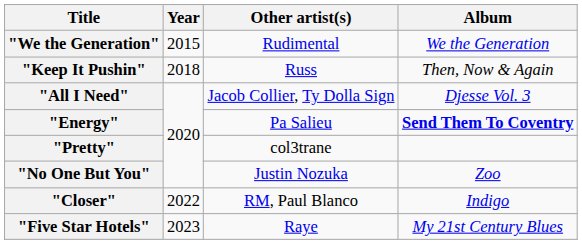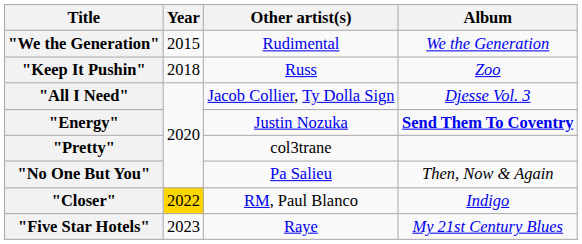(488, 69) Then, Now & Again -> (488, 69) Zoo
(301, 122) Pa Salieu -> (301, 122) Justin Nozuka
(301, 174) Justin Nozuka -> (301, 174) Pa Salieu
(488, 174) Zoo -> (488, 174) Then, Now & Again
(183, 200) no background -> (183, 200) gold background
